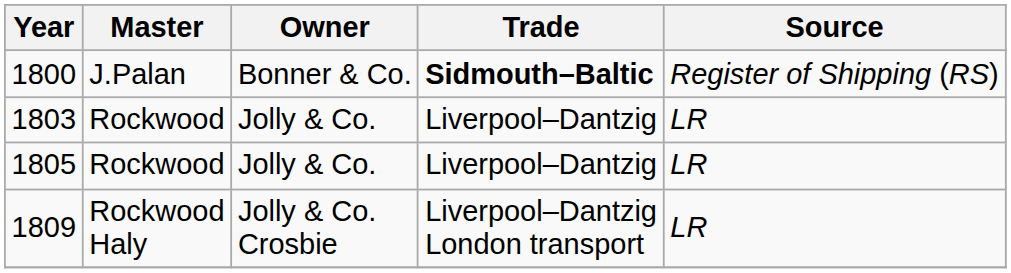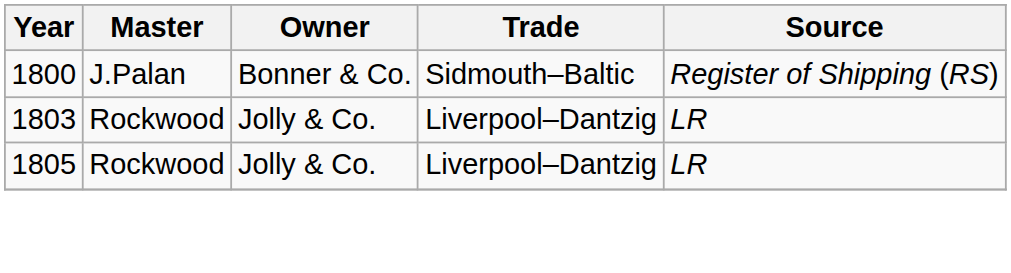(539, 73) bold -> (530, 73) normal
- row: (44, 227)
